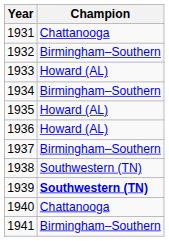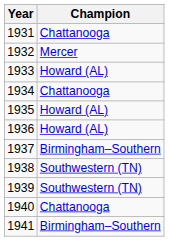(100, 52) Birmingham–Southern -> (59, 52) Mercer
(100, 91) Birmingham–Southern -> (75, 91) Chattanooga
(94, 187) bold -> (91, 187) normal
